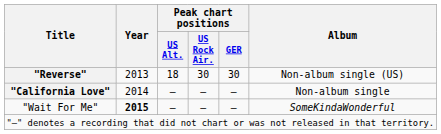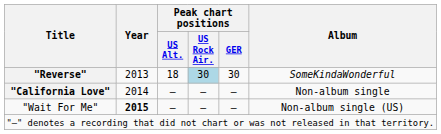(203, 75) no background -> (203, 75) lightblue background
(343, 75) Non-album single (US) -> (343, 75) SomeKindaWonderful
(343, 107) SomeKindaWonderful -> (343, 107) Non-album single (US)
